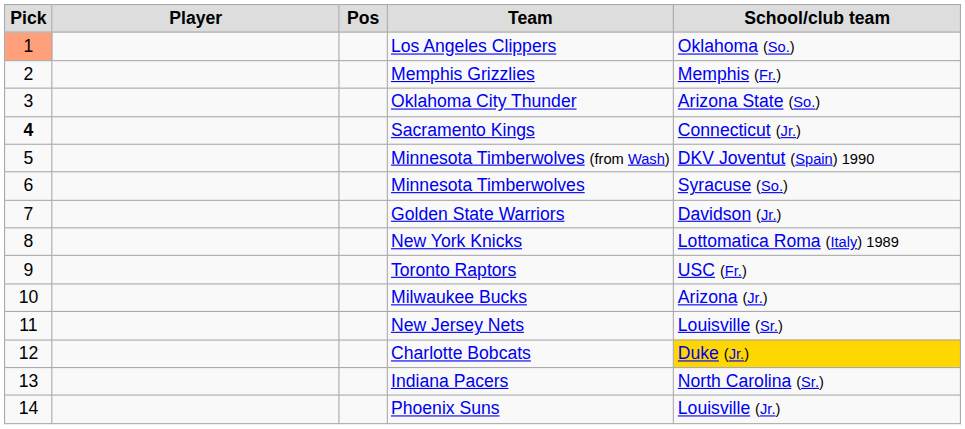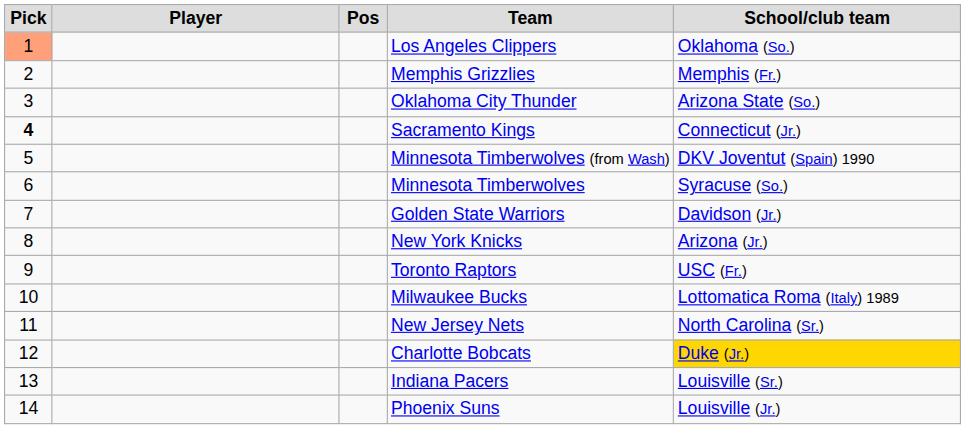(788, 241) Lottomatica Roma (Italy) 1989 -> (723, 241) Arizona (Jr.)
(723, 297) Arizona (Jr.) -> (788, 297) Lottomatica Roma (Italy) 1989
(730, 325) Louisville (Sr.) -> (751, 325) North Carolina (Sr.)
(751, 381) North Carolina (Sr.) -> (730, 381) Louisville (Sr.)
